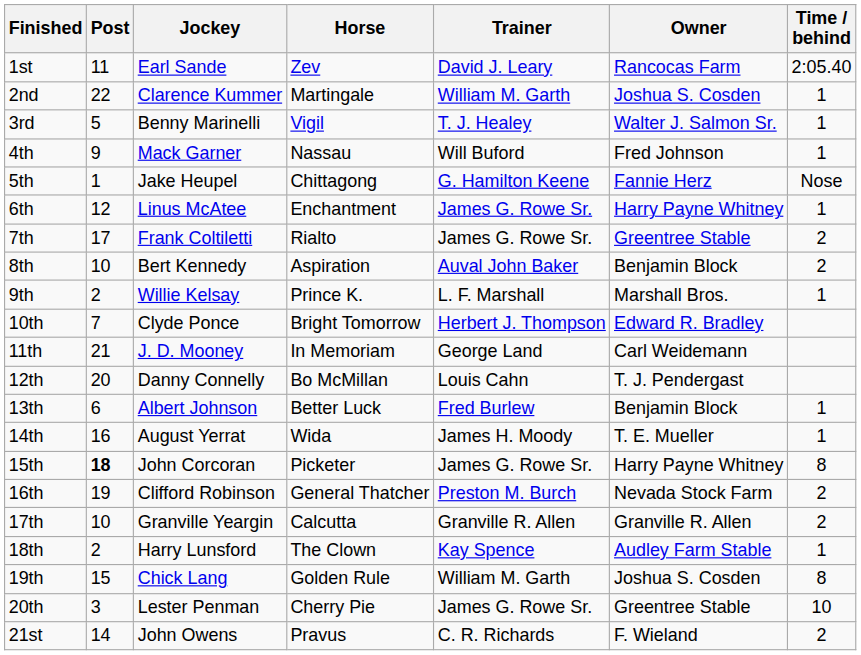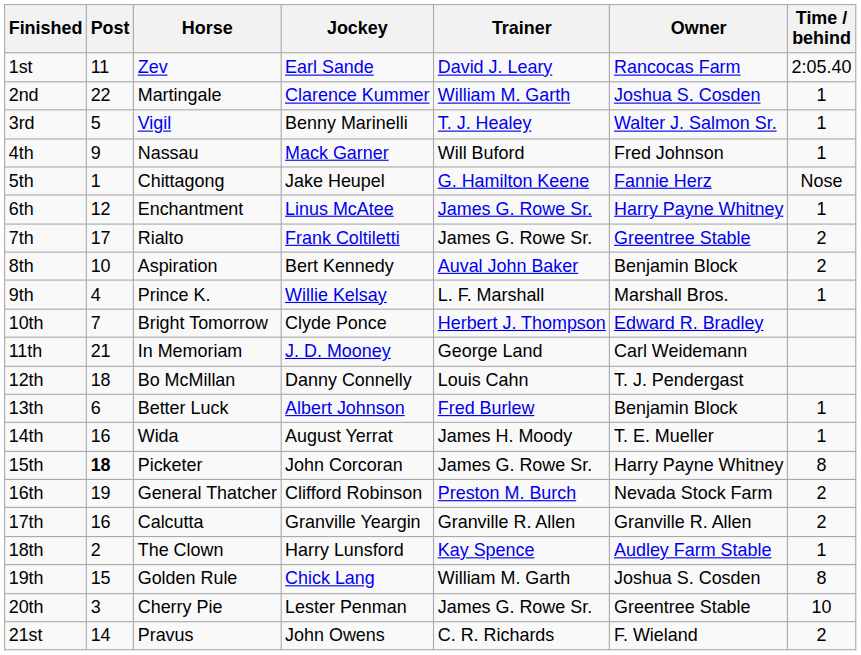columns swapped: (360, 28) <-> (210, 28)
(96, 294) 2 -> (96, 294) 4
(101, 379) 20 -> (101, 379) 18
(101, 522) 10 -> (101, 522) 16
